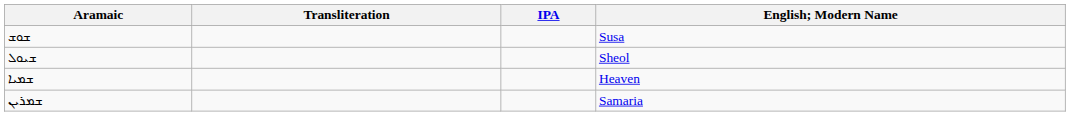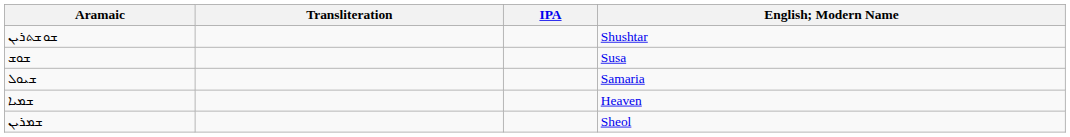+ row: (33, 36)
(614, 57) Sheol -> (623, 79) Samaria
(621, 100) Samaria -> (616, 121) Sheol
